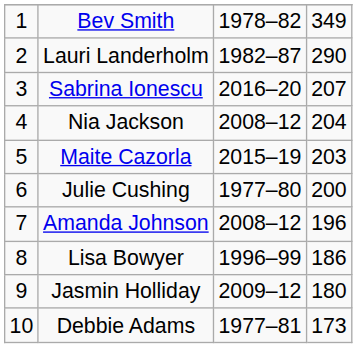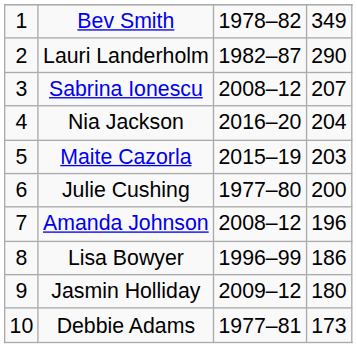(260, 88) 2016–20 -> (260, 88) 2008–12
(260, 122) 2008–12 -> (260, 122) 2016–20
